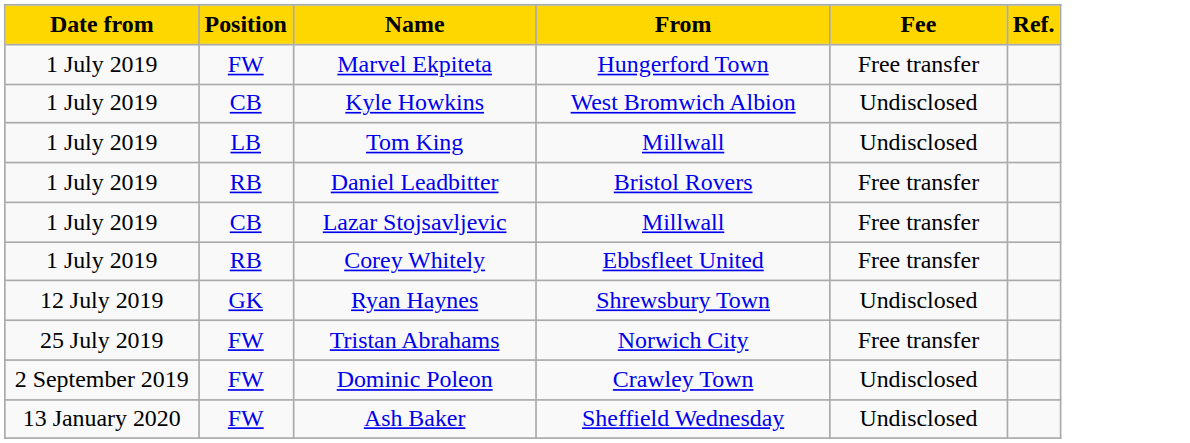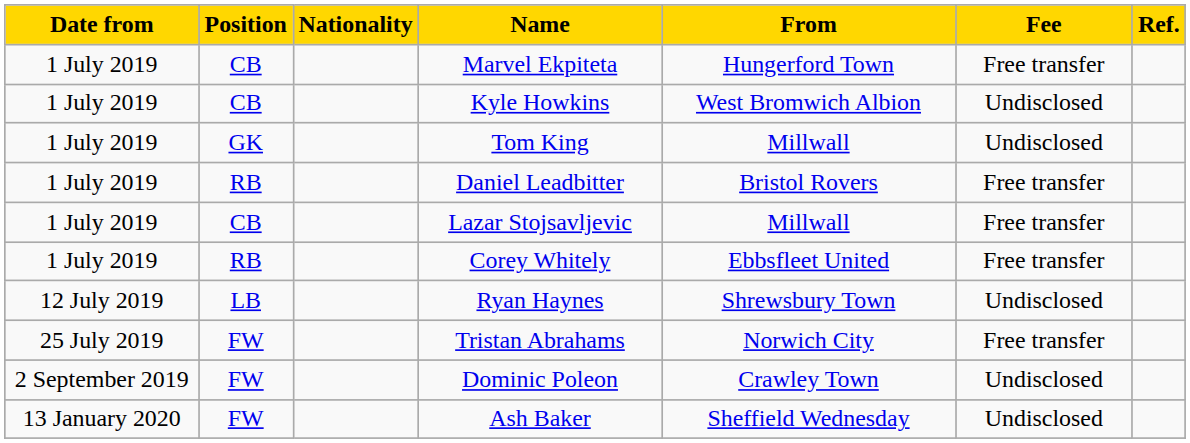+ column: (356, 24)
(246, 64) FW -> (246, 64) CB
(246, 142) LB -> (246, 142) GK
(246, 300) GK -> (246, 300) LB
